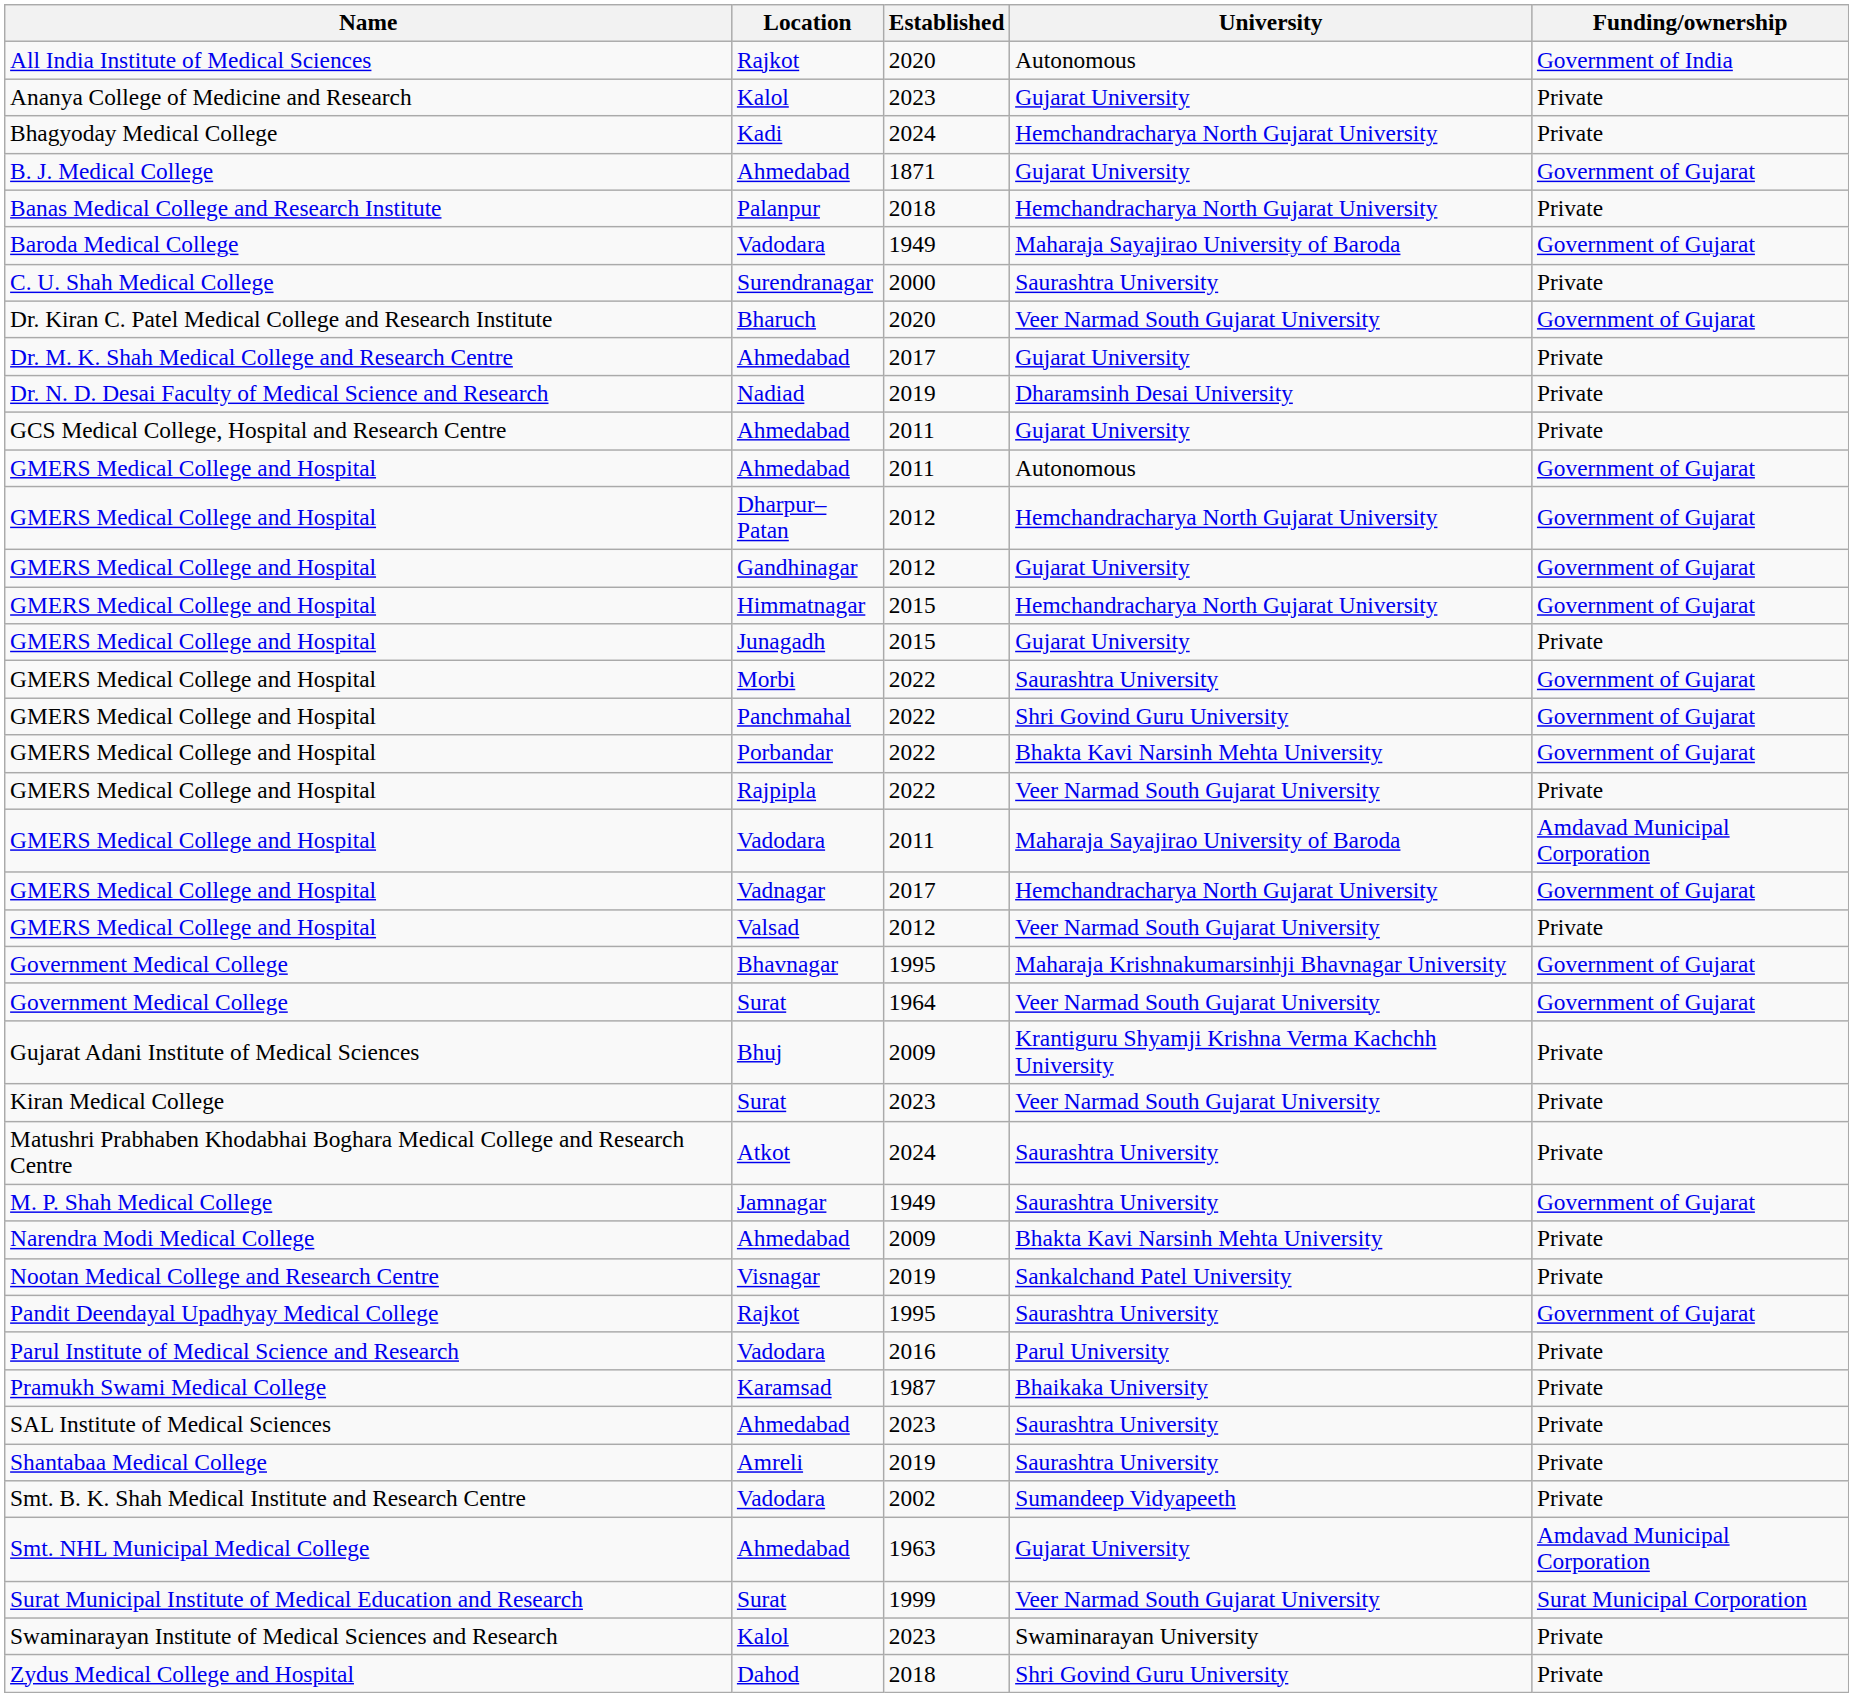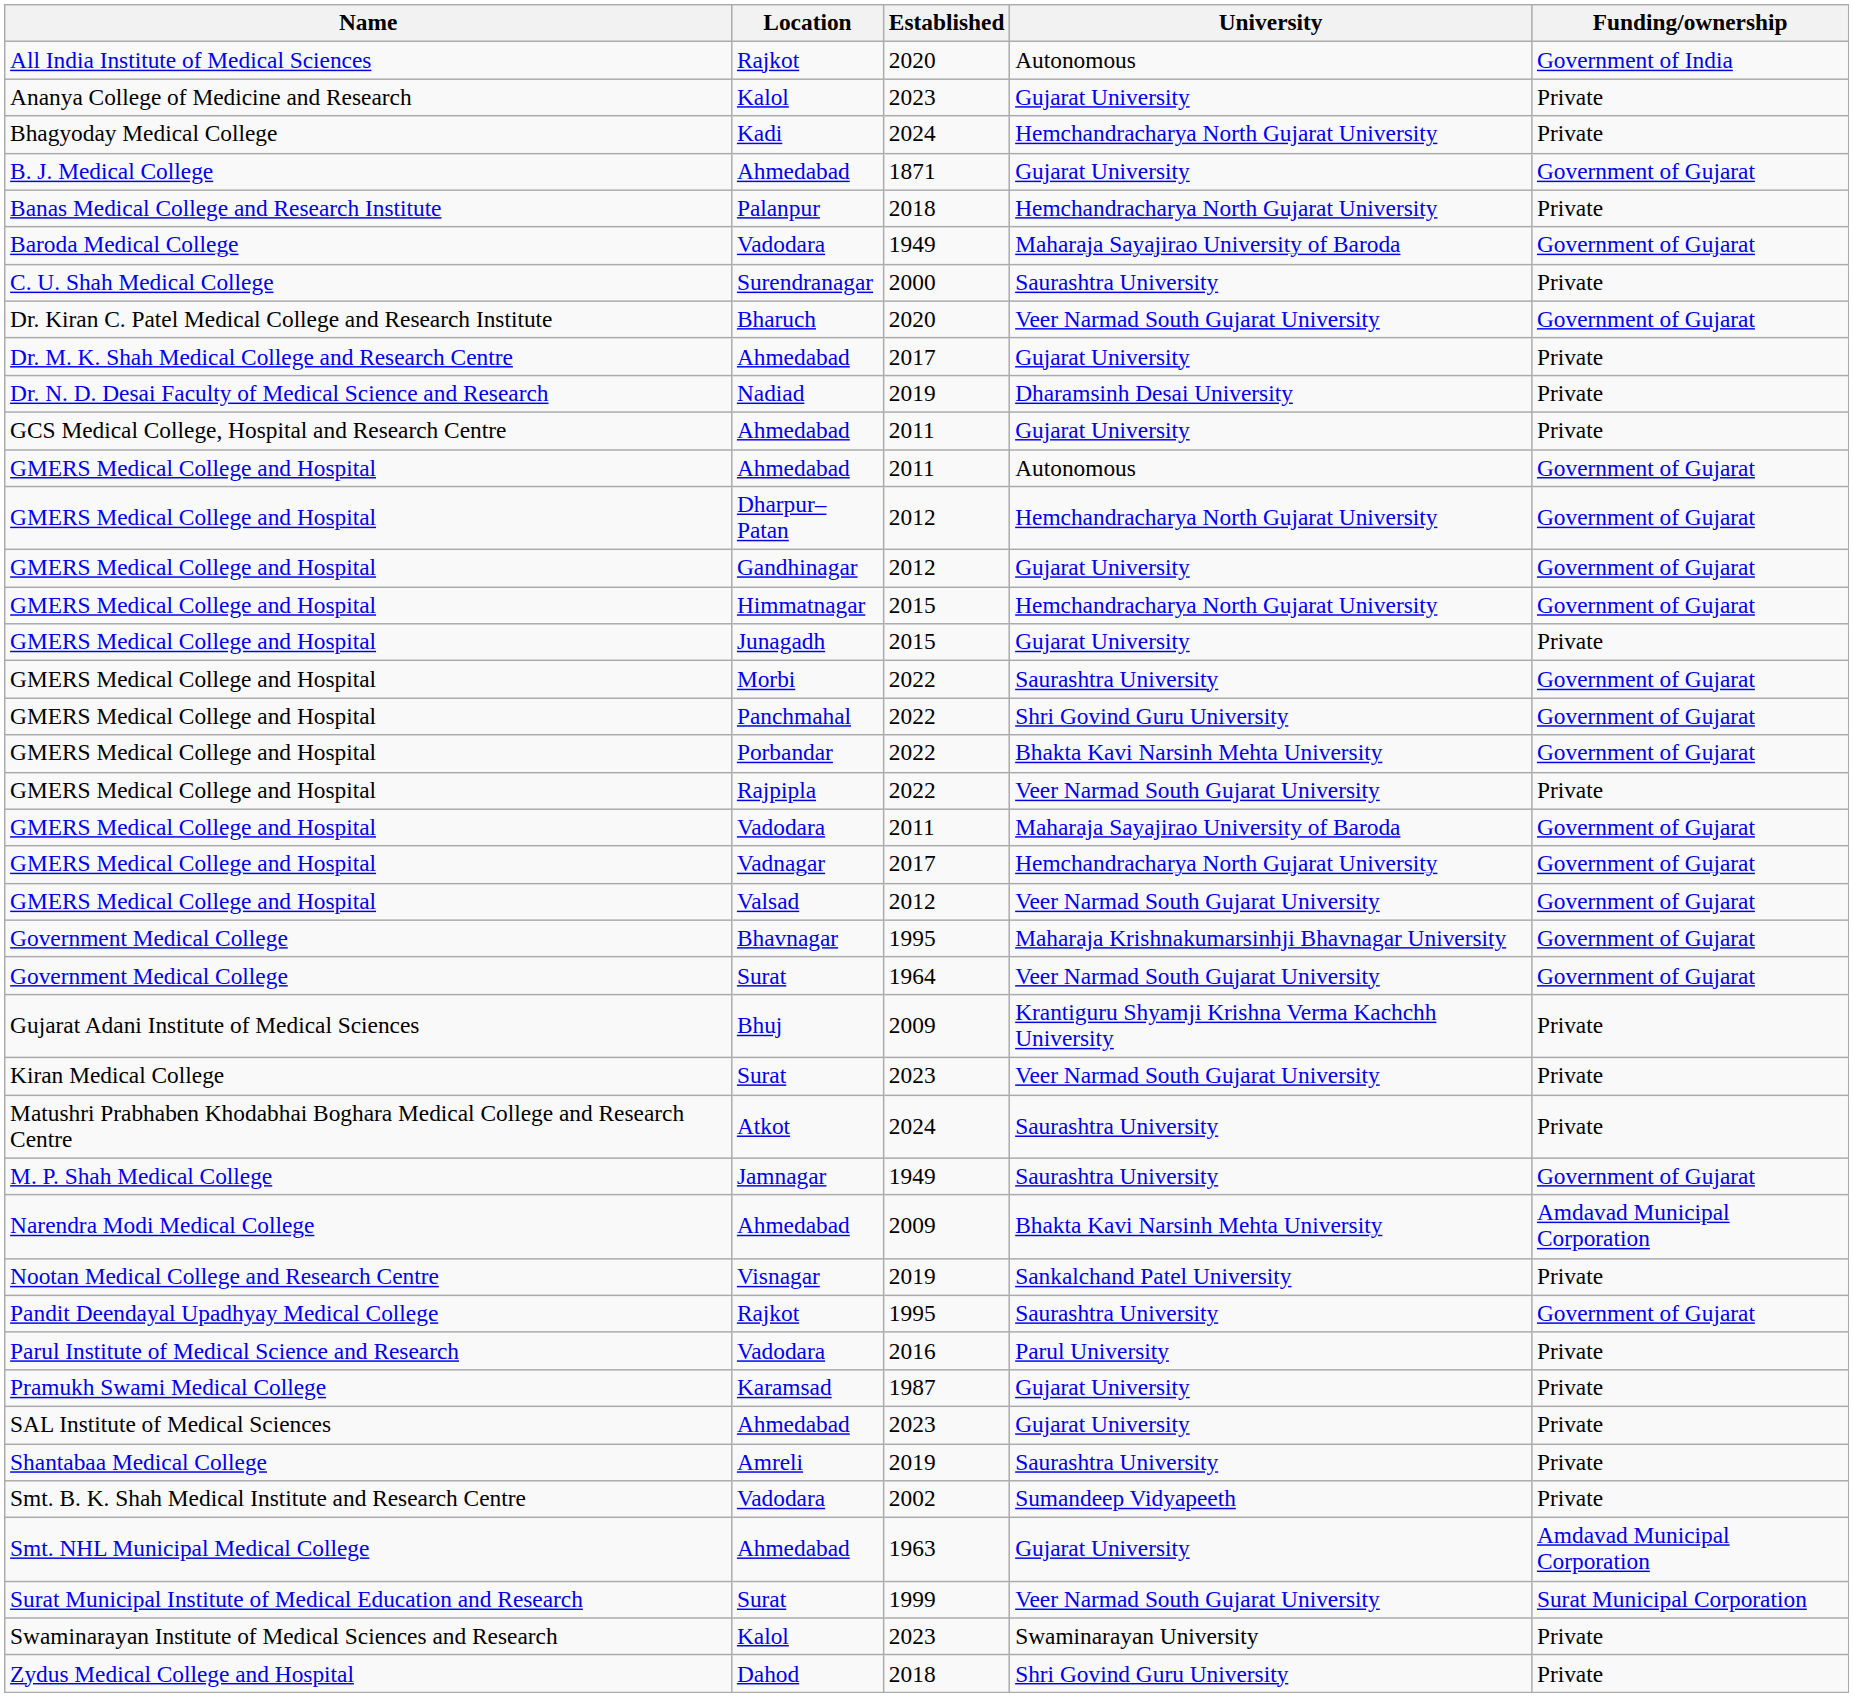(1633, 840) Amdavad Municipal Corporation -> (1646, 827) Government of Gujarat
(1570, 927) Private -> (1646, 901) Government of Gujarat
(1570, 1239) Private -> (1633, 1226) Amdavad Municipal Corporation
(1112, 1387) Bhaikaka University -> (1102, 1387) Gujarat University
(1117, 1424) Saurashtra University -> (1102, 1424) Gujarat University
